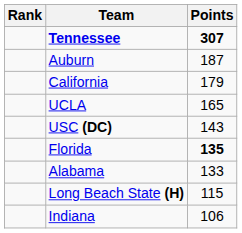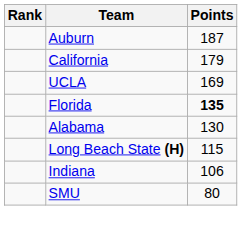- row: (84, 37)
(212, 104) 165 -> (212, 82) 169
- row: (80, 127)
(212, 171) 133 -> (212, 127) 130
+ row: (64, 194)
